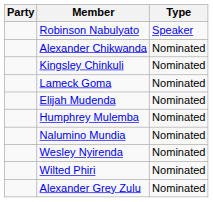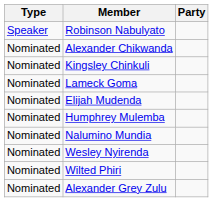columns swapped: (179, 13) <-> (21, 13)
